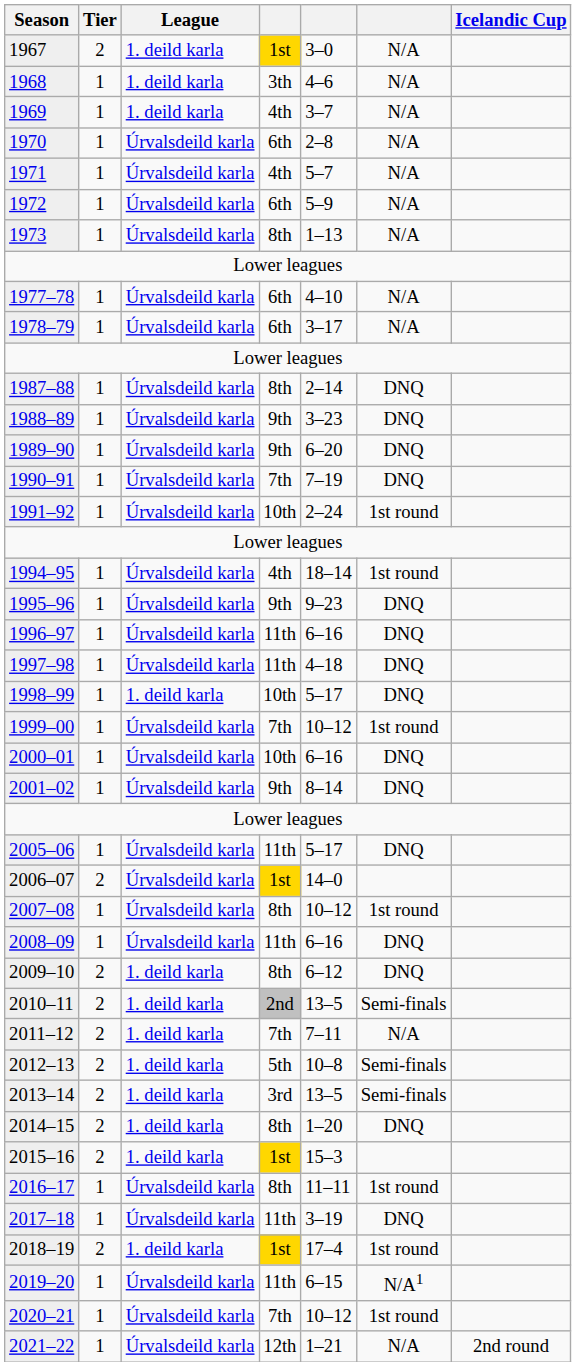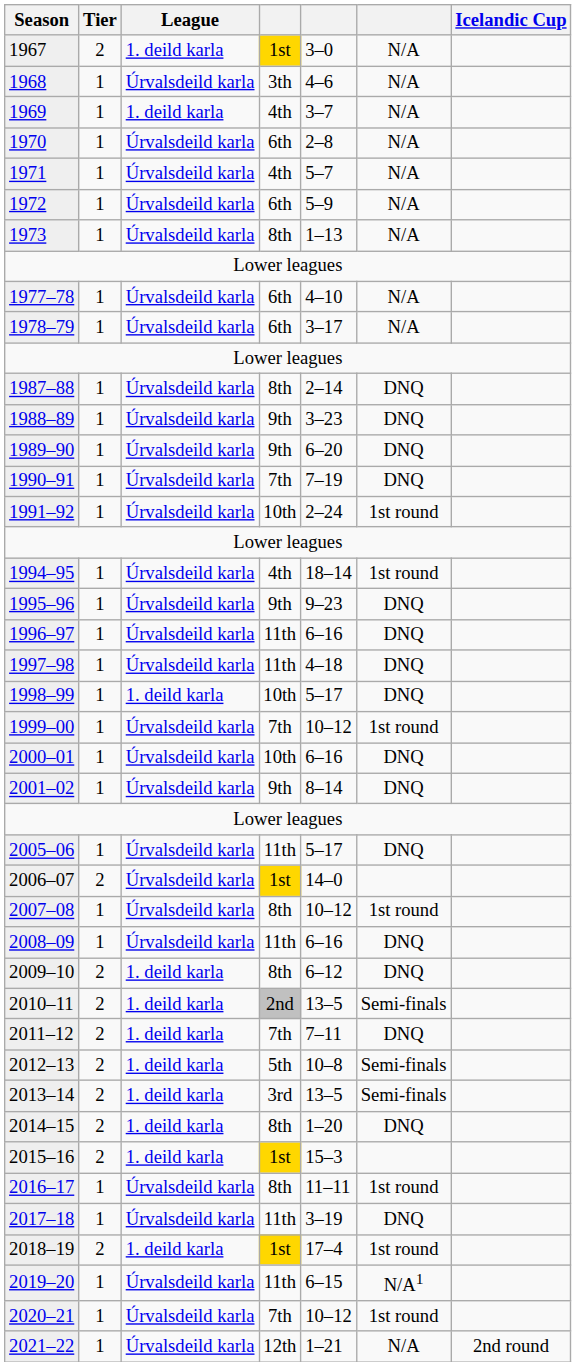(175, 80) 1. deild karla -> (190, 80) Úrvalsdeild karla
(404, 1033) N/A -> (404, 1033) DNQ
